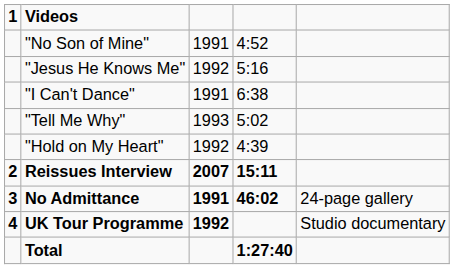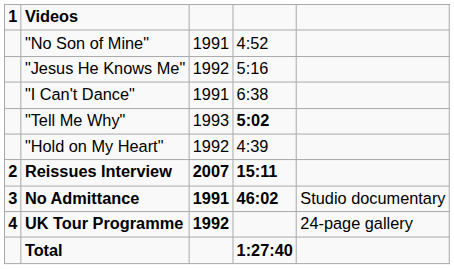(252, 120) normal -> (253, 120) bold
(357, 198) 24-page gallery -> (373, 198) Studio documentary
(373, 224) Studio documentary -> (357, 224) 24-page gallery
